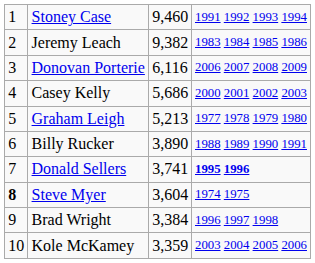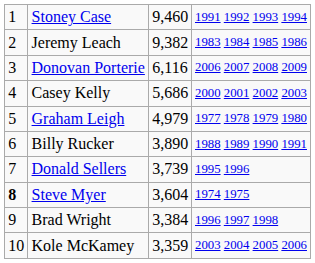(170, 118) 5,213 -> (170, 118) 4,979
(170, 169) 3,741 -> (170, 169) 3,739
(222, 169) bold -> (222, 169) normal
